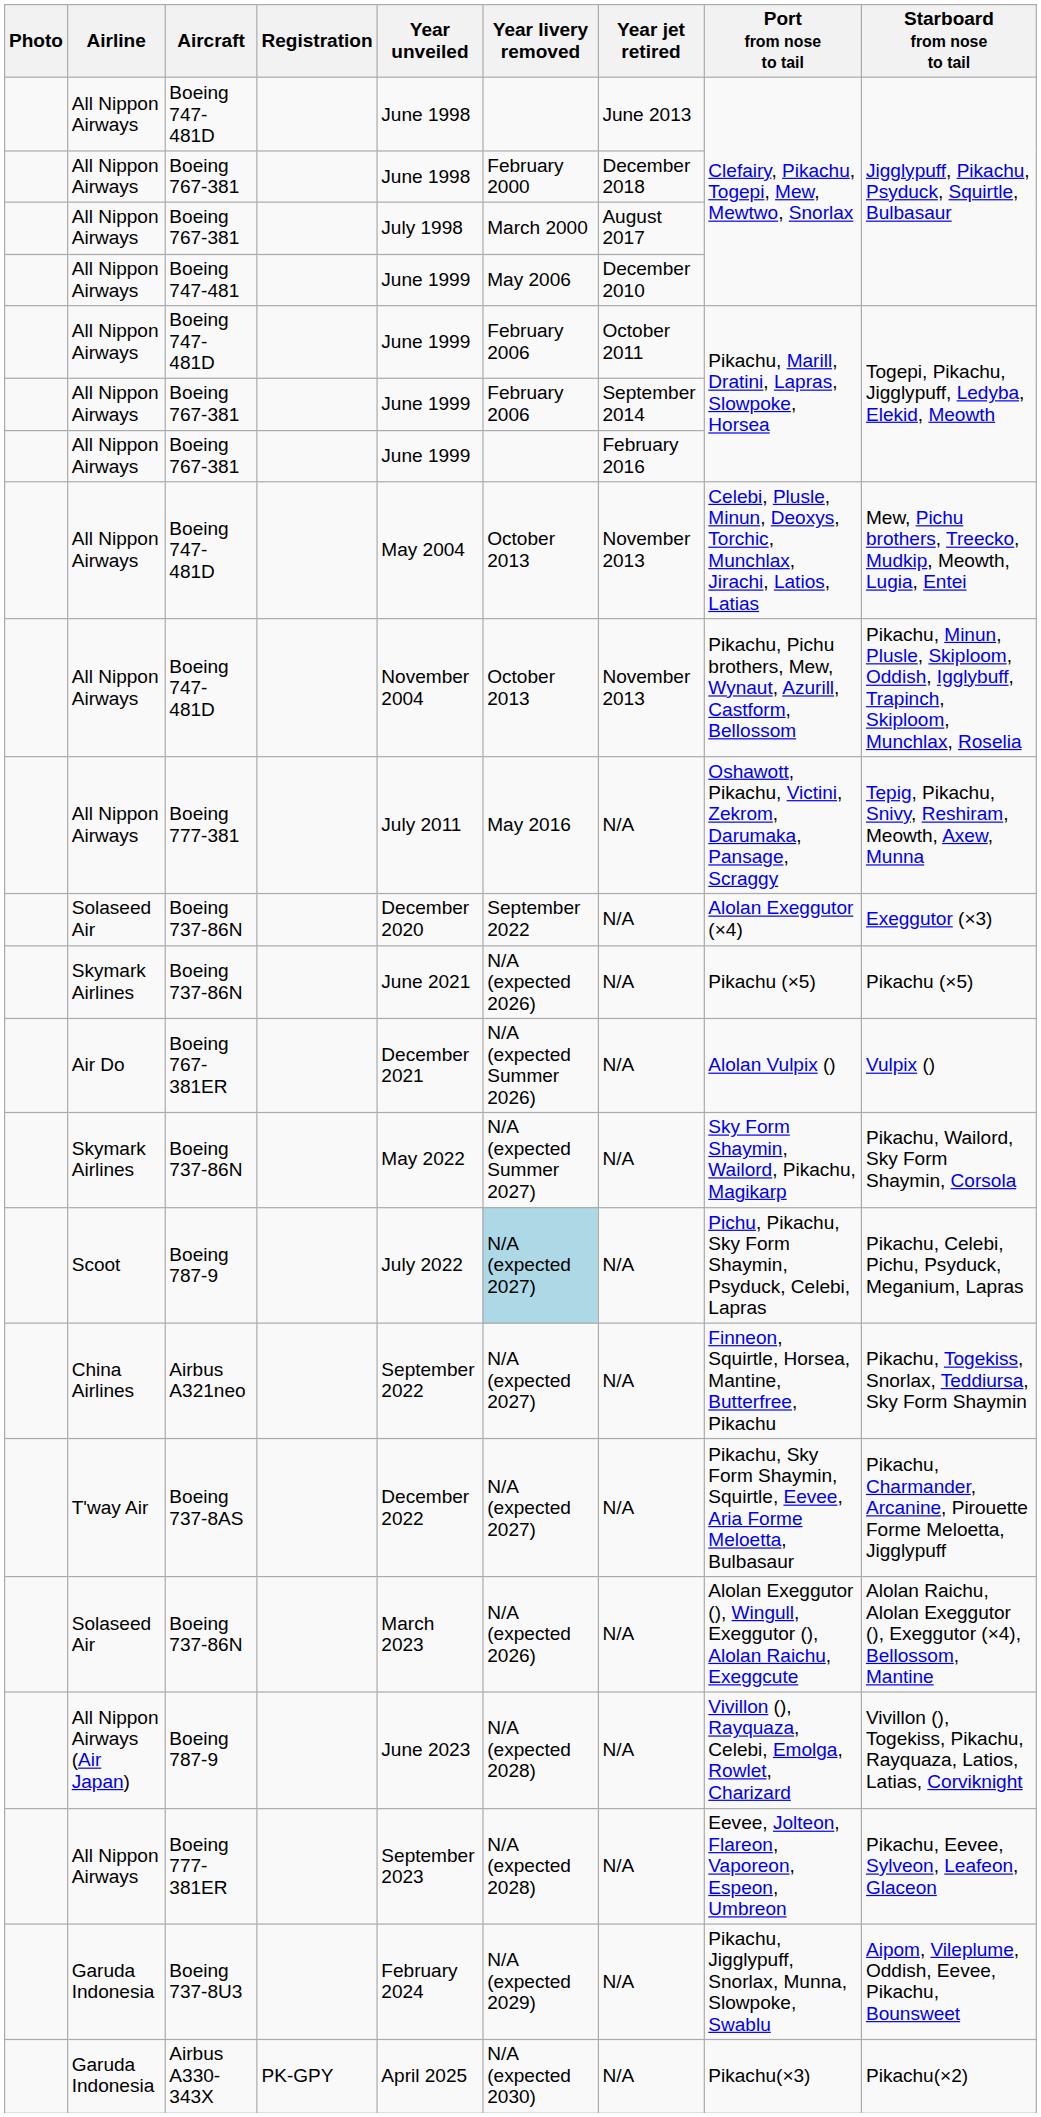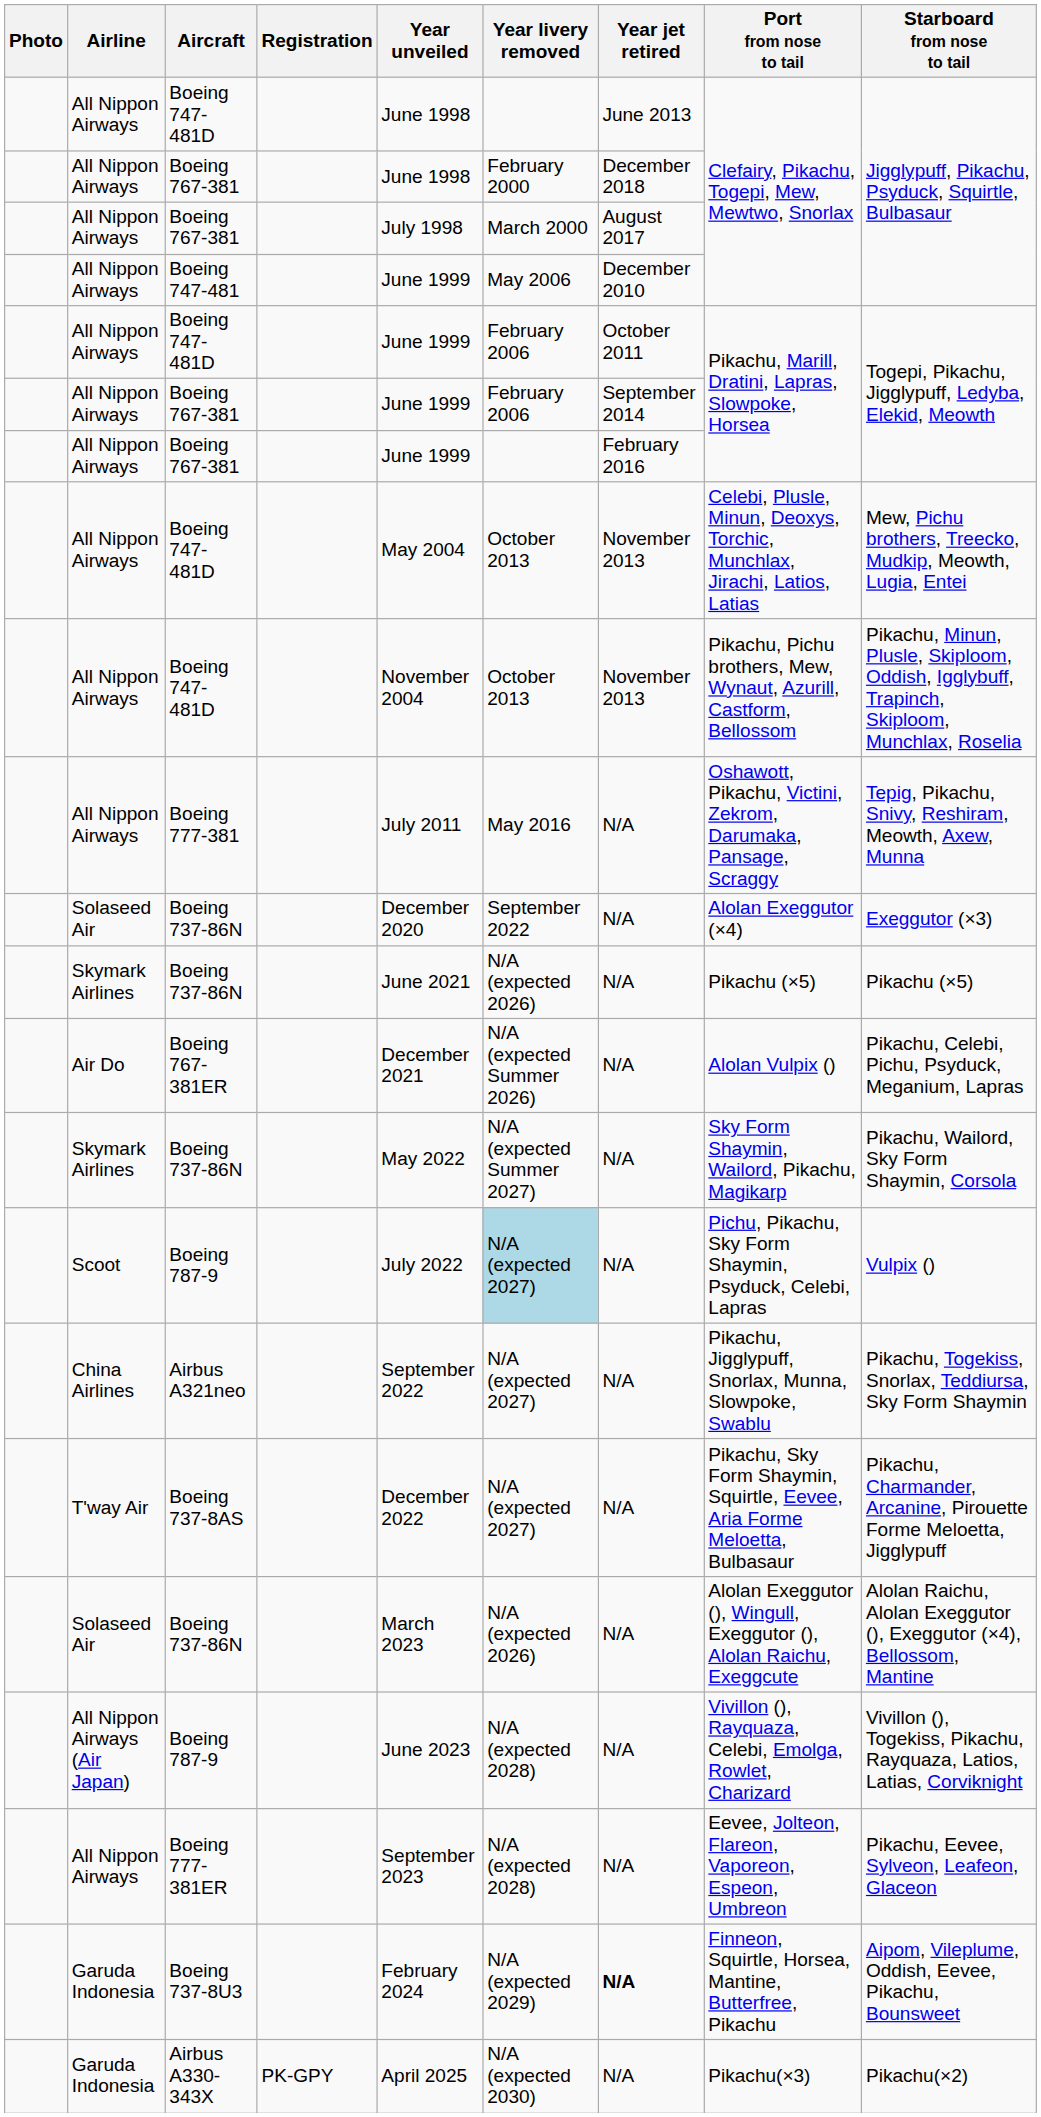(901, 1065) Vulpix () -> (945, 1065) Pikachu, Celebi, Pichu, Psyduck, Meganium, Lapras
(945, 1265) Pikachu, Celebi, Pichu, Psyduck, Meganium, Lapras -> (901, 1265) Vulpix ()
(779, 1380) Finneon, Squirtle, Horsea, Mantine, Butterfree, Pikachu -> (778, 1380) Pikachu, Jigglypuff, Snorlax, Munna, Slowpoke, Swablu
(618, 1981) normal -> (619, 1981) bold
(778, 1981) Pikachu, Jigglypuff, Snorlax, Munna, Slowpoke, Swablu -> (779, 1981) Finneon, Squirtle, Horsea, Mantine, Butterfree, Pikachu
